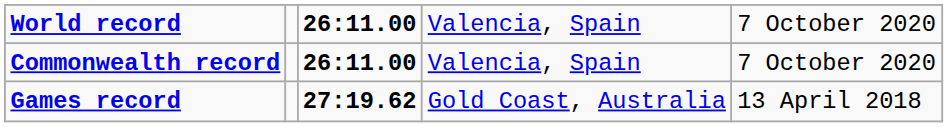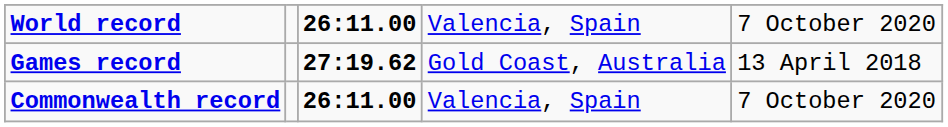rows swapped: (145, 63) <-> (96, 101)
